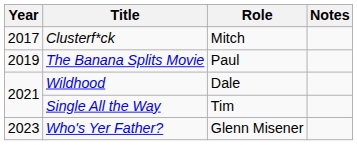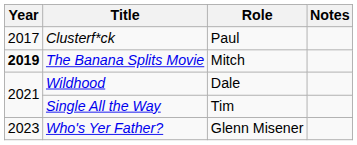(228, 38) Mitch -> (225, 38) Paul
(24, 60) normal -> (24, 60) bold
(225, 60) Paul -> (228, 60) Mitch
